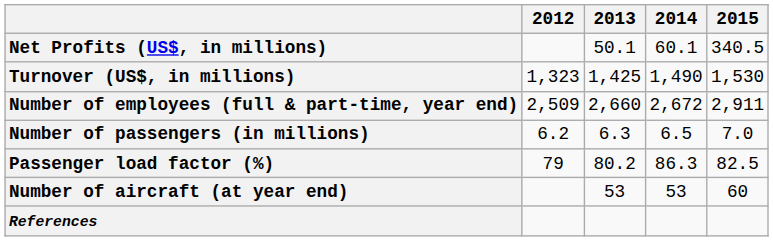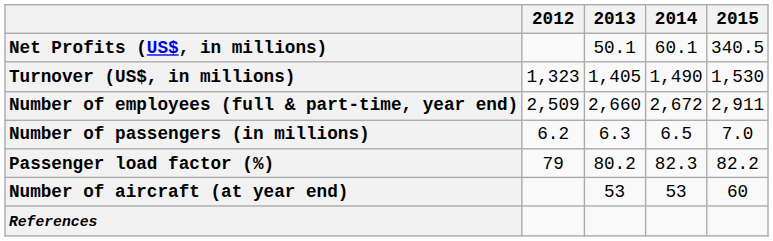(615, 77) 1,425 -> (615, 77) 1,405
(676, 163) 86.3 -> (676, 163) 82.3
(738, 163) 82.5 -> (738, 163) 82.2
